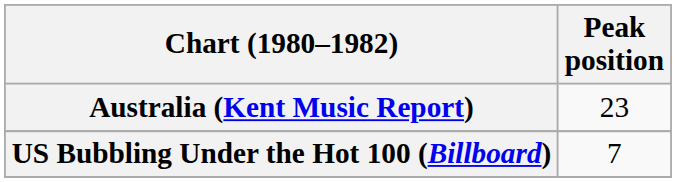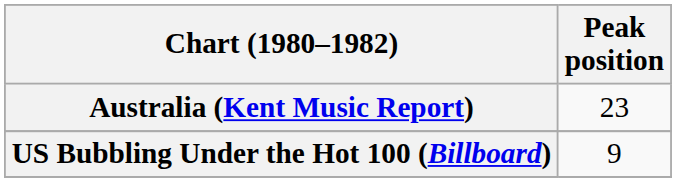(614, 153) 7 -> (614, 153) 9
